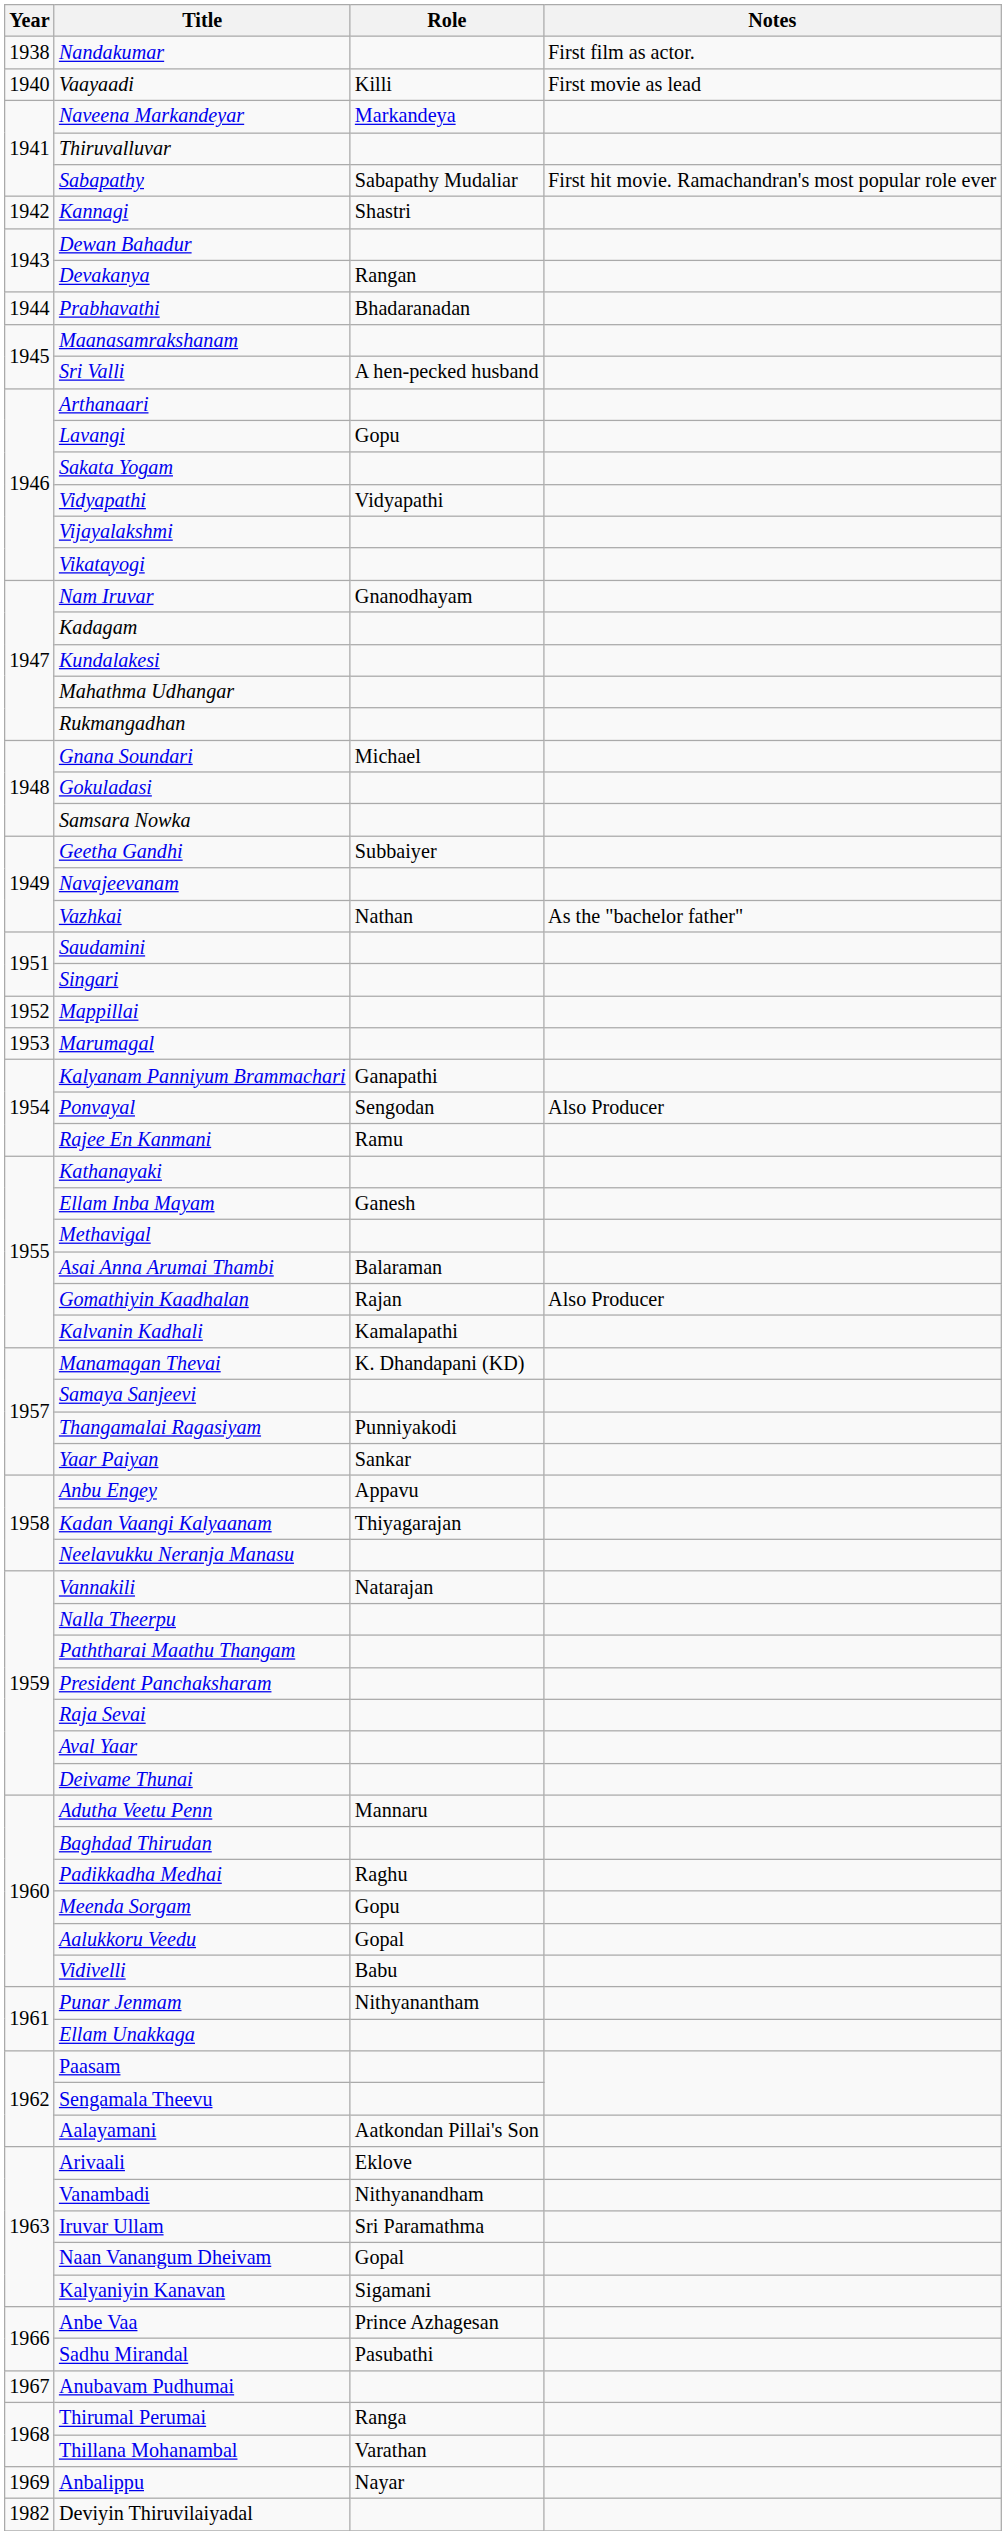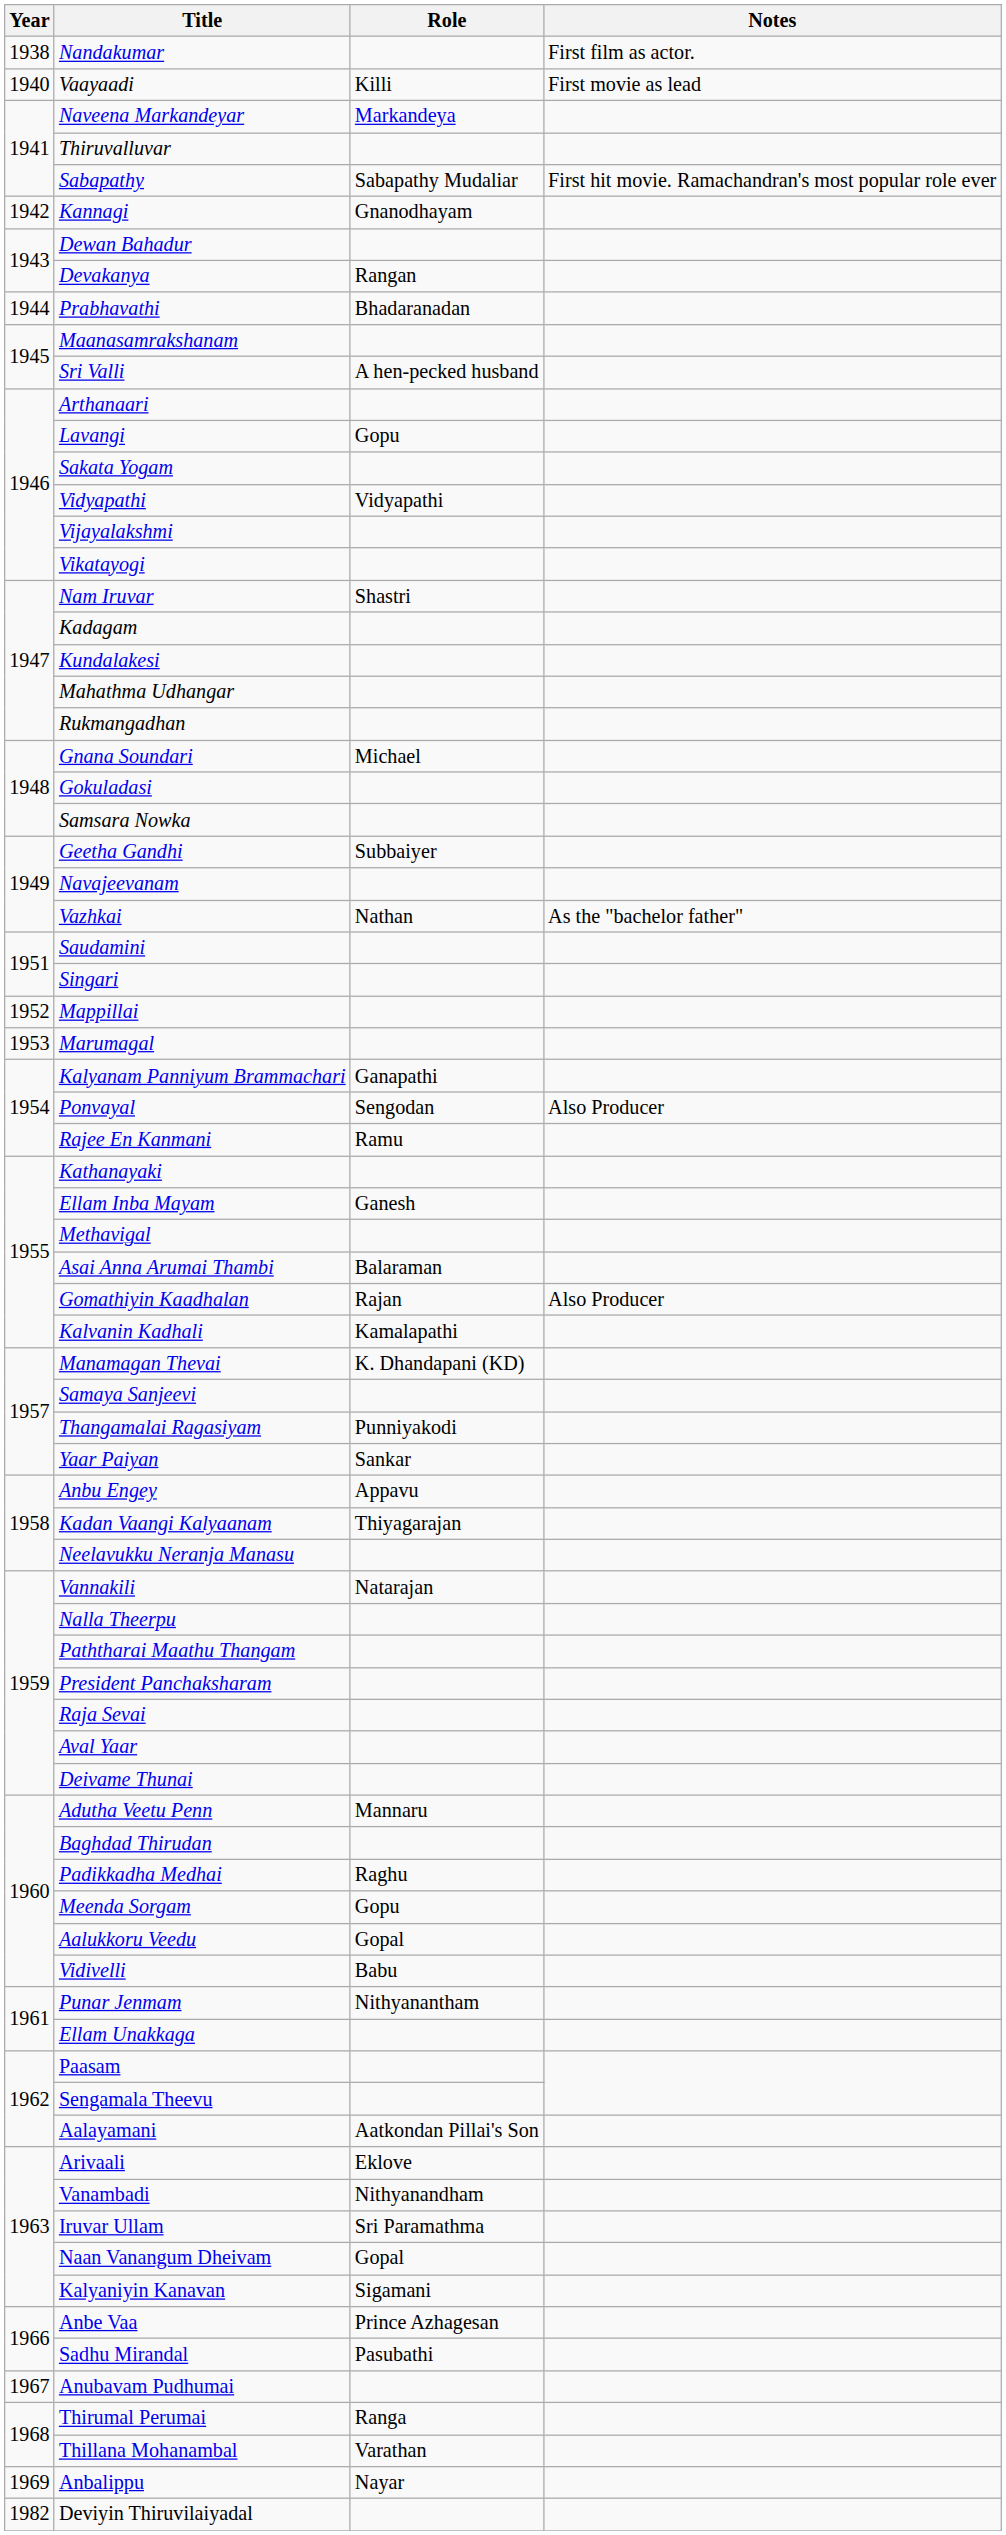(383, 212) Shastri -> (414, 212) Gnanodhayam
(414, 595) Gnanodhayam -> (383, 595) Shastri
